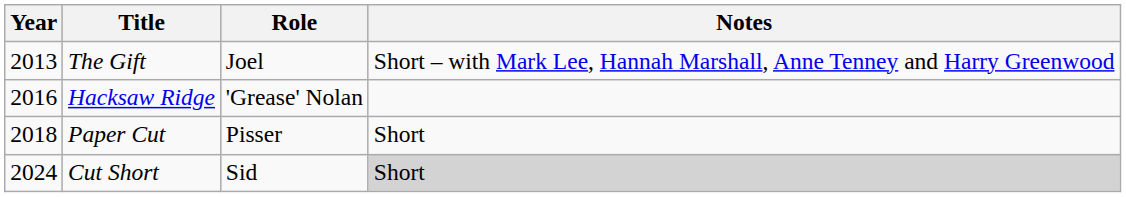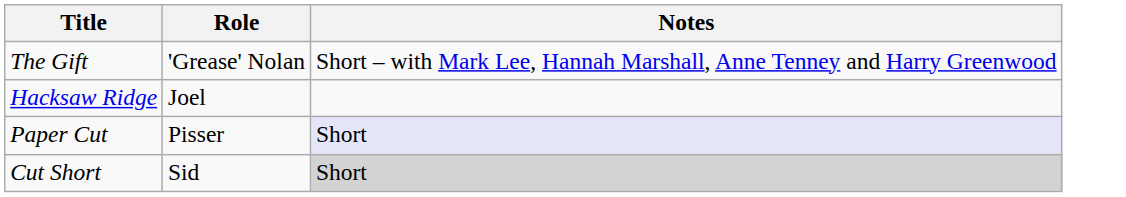- column: (34, 23)
(245, 60) Joel -> (237, 60) 'Grease' Nolan
(294, 97) 'Grease' Nolan -> (187, 97) Joel
(399, 135) no background -> (341, 135) lavender background
